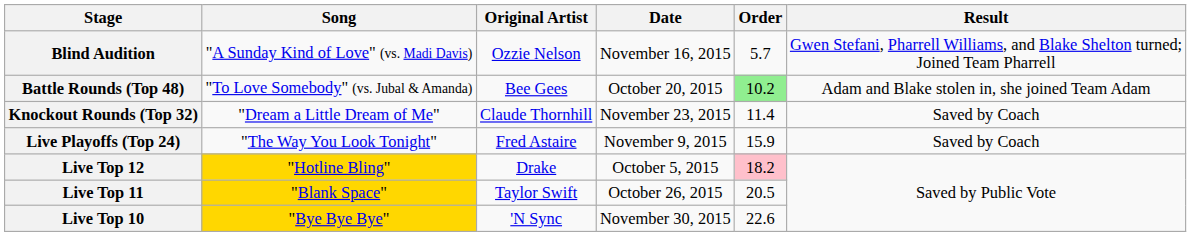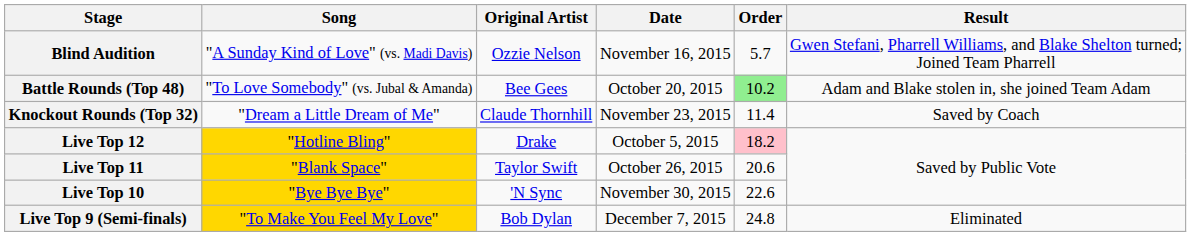- row: (103, 141)
(760, 193) 20.5 -> (760, 167) 20.6
+ row: (103, 219)
